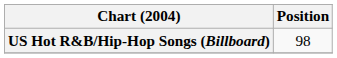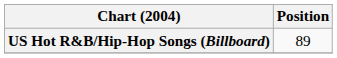(303, 40) 98 -> (303, 40) 89
